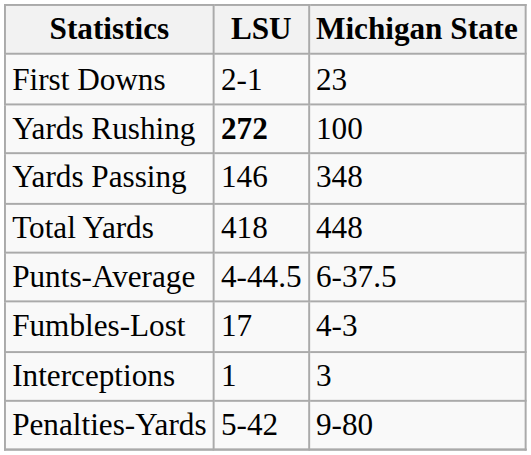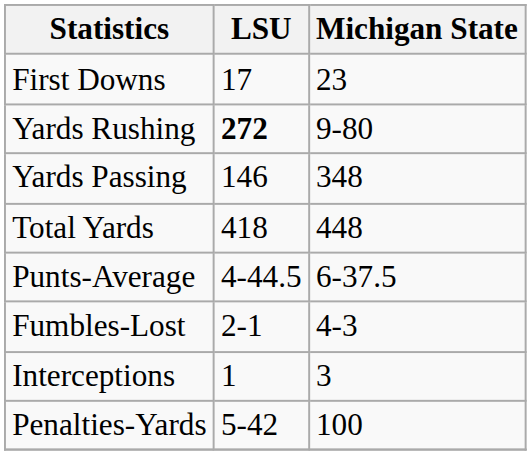(242, 78) 2-1 -> (237, 78) 17
(339, 128) 100 -> (345, 128) 9-80
(237, 326) 17 -> (242, 326) 2-1
(345, 425) 9-80 -> (339, 425) 100
